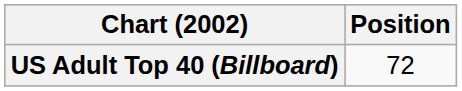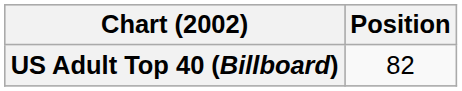(400, 65) 72 -> (400, 65) 82
